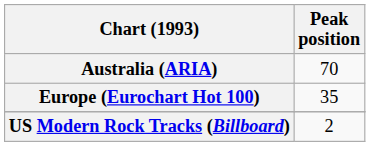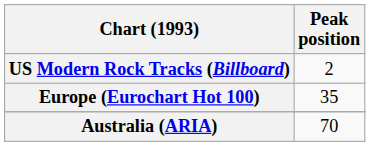rows swapped: (149, 68) <-> (149, 126)
